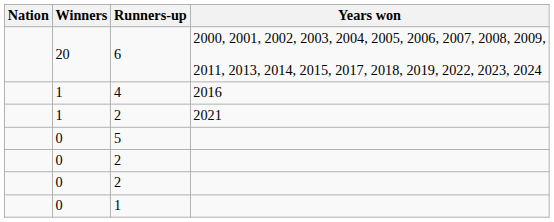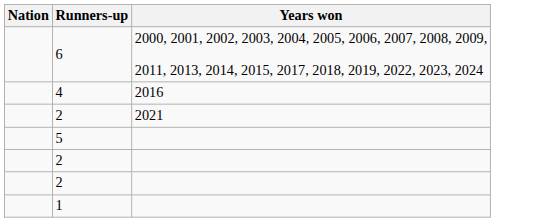- column: (81, 15)
